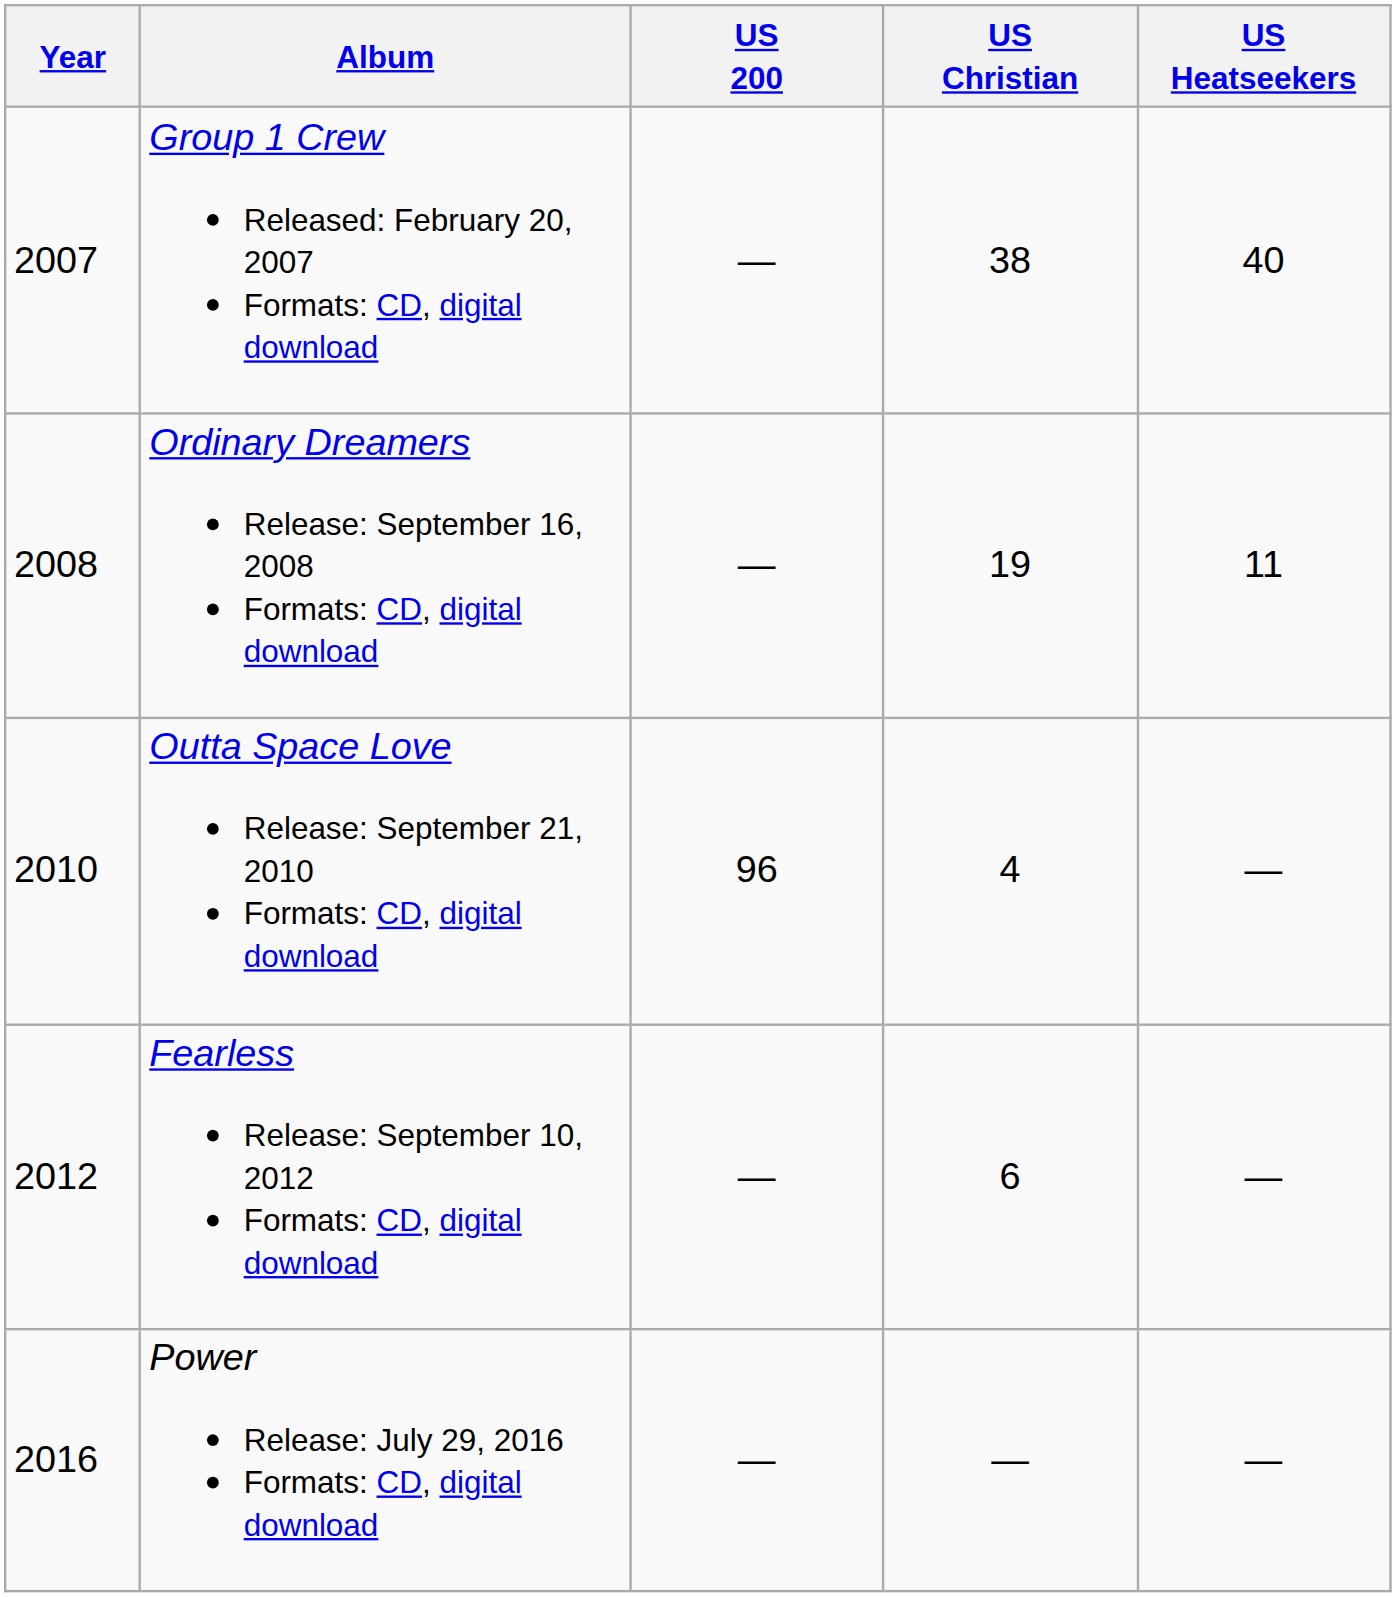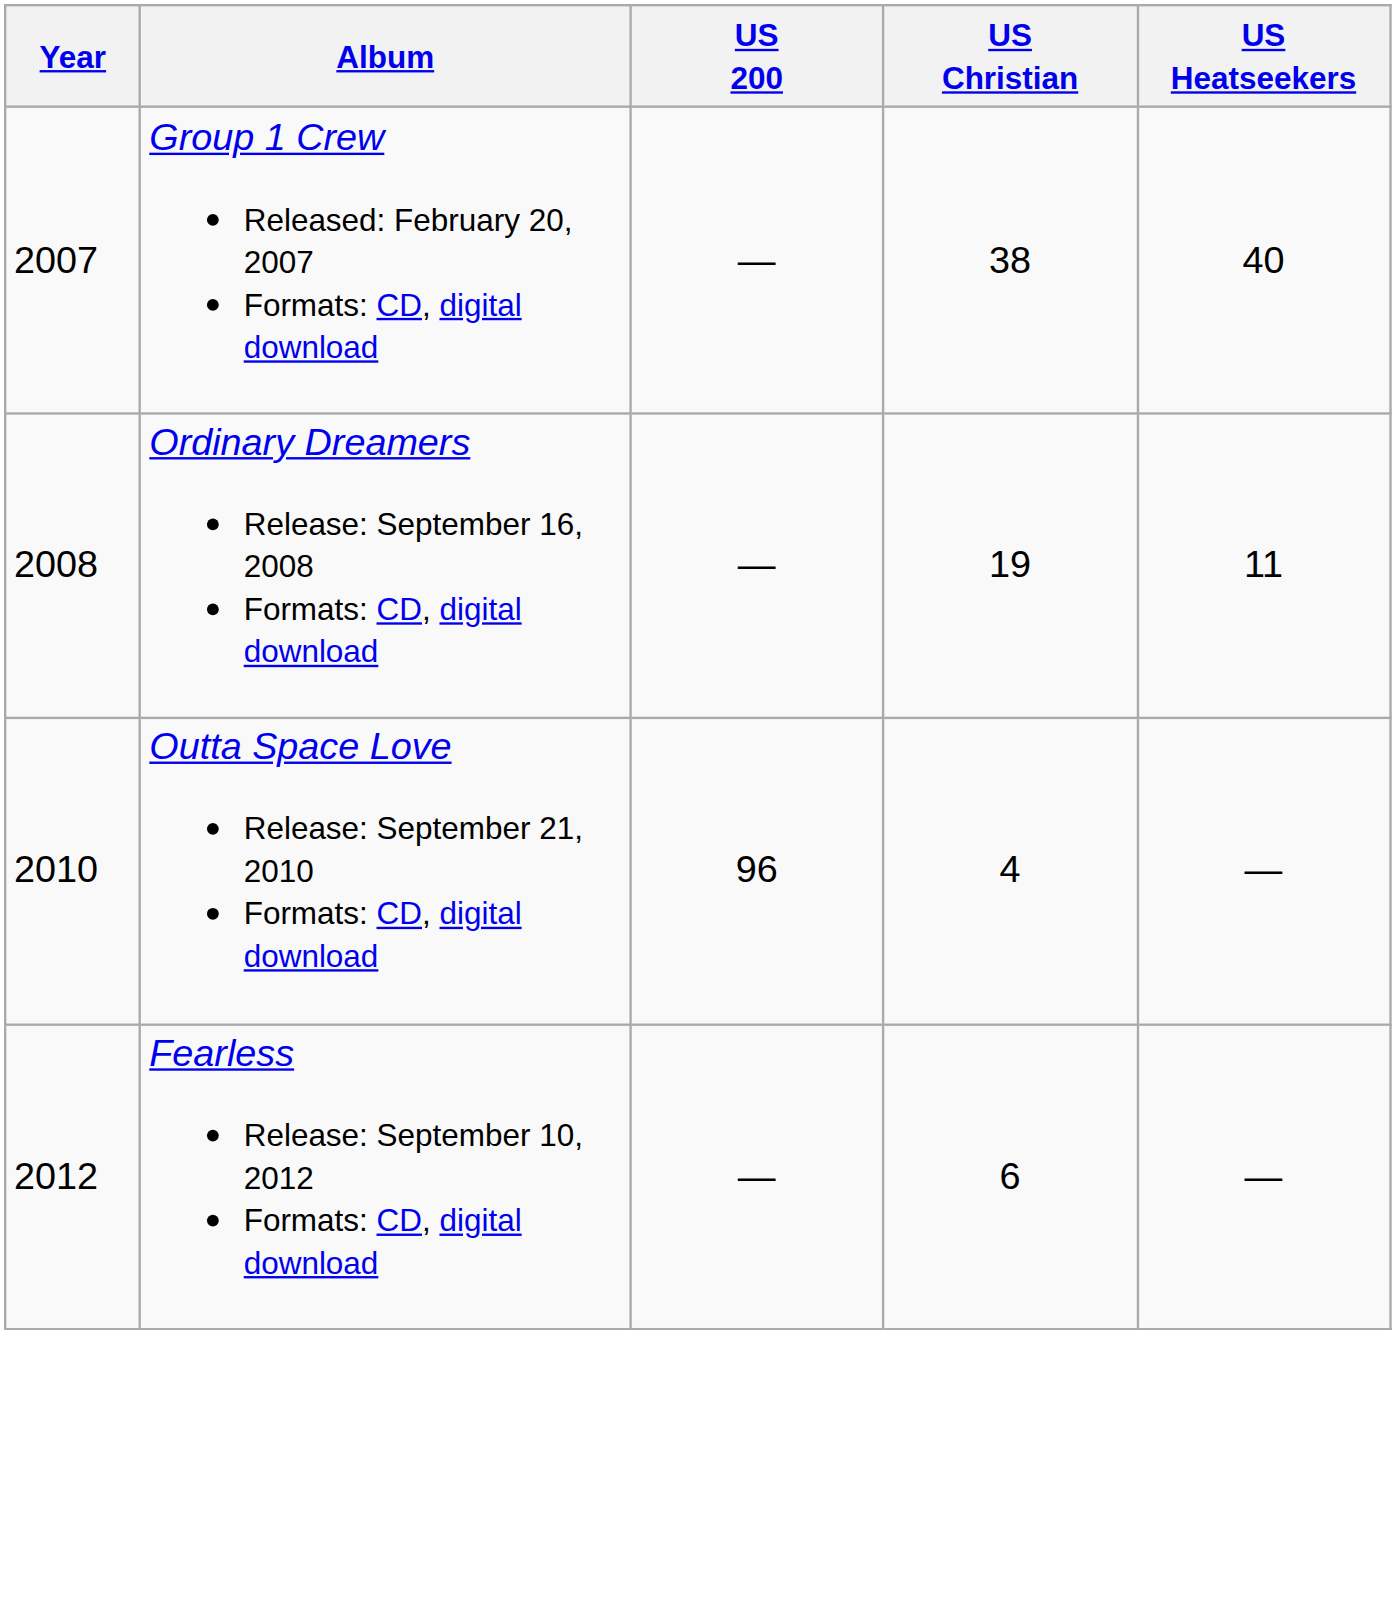- row: (385, 1441)
